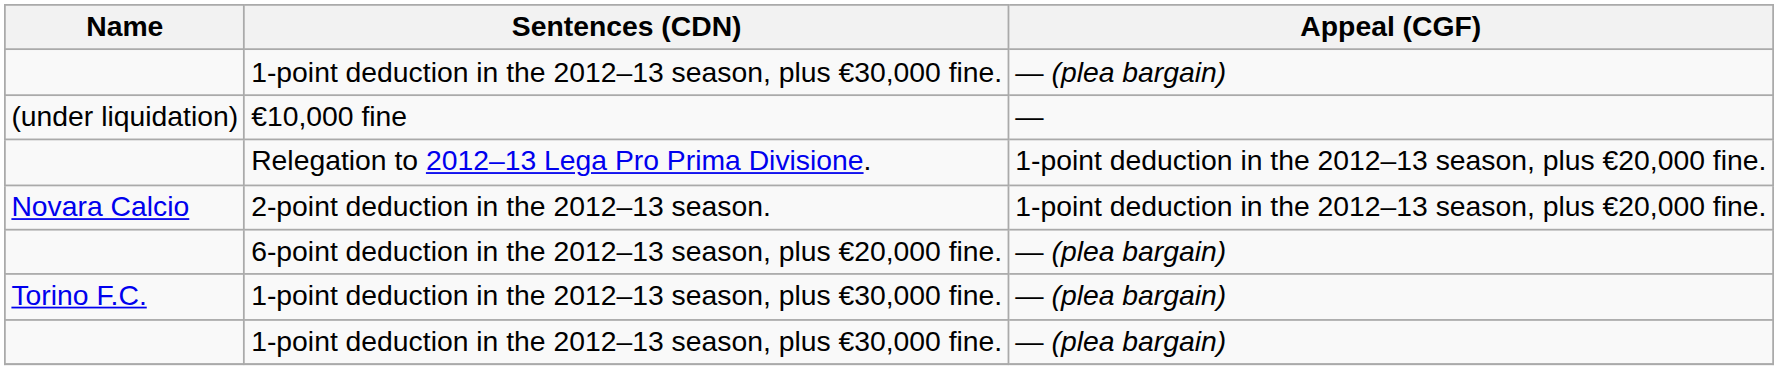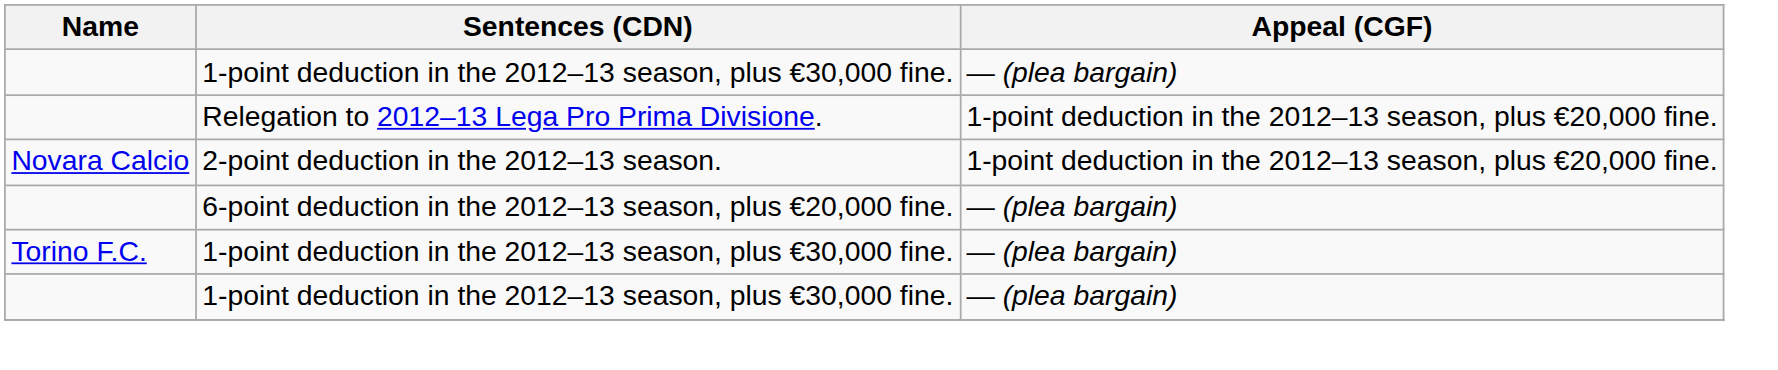- row: (125, 116)
